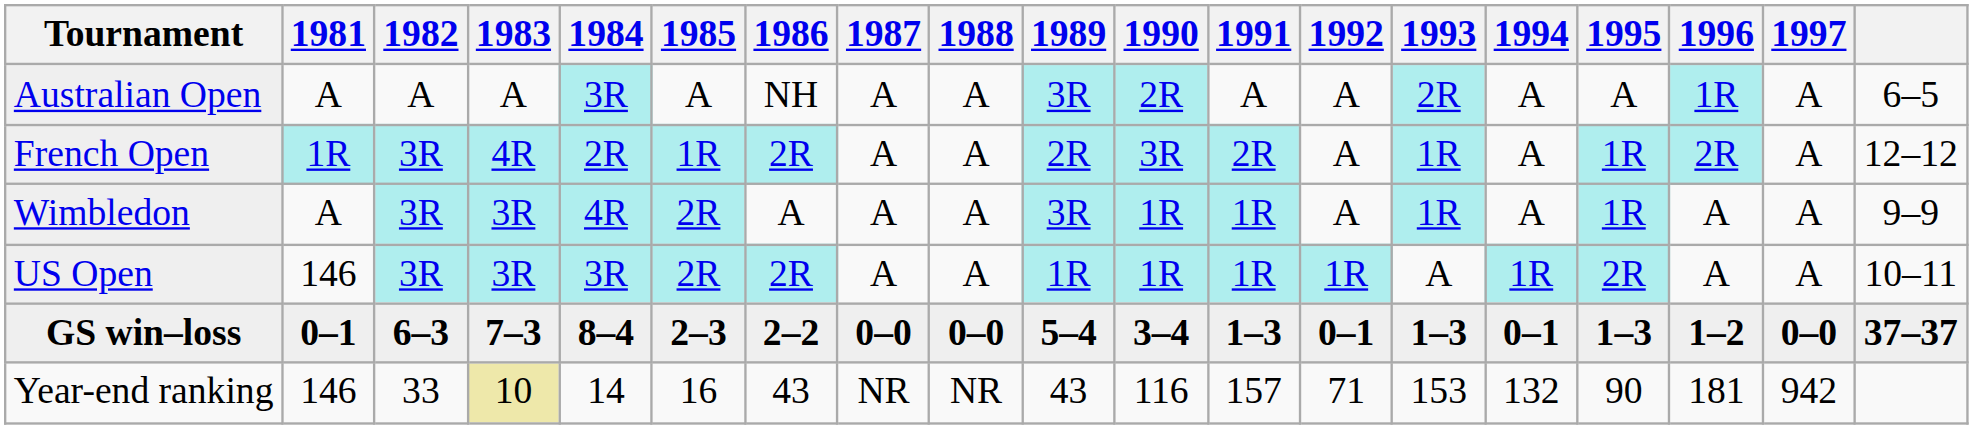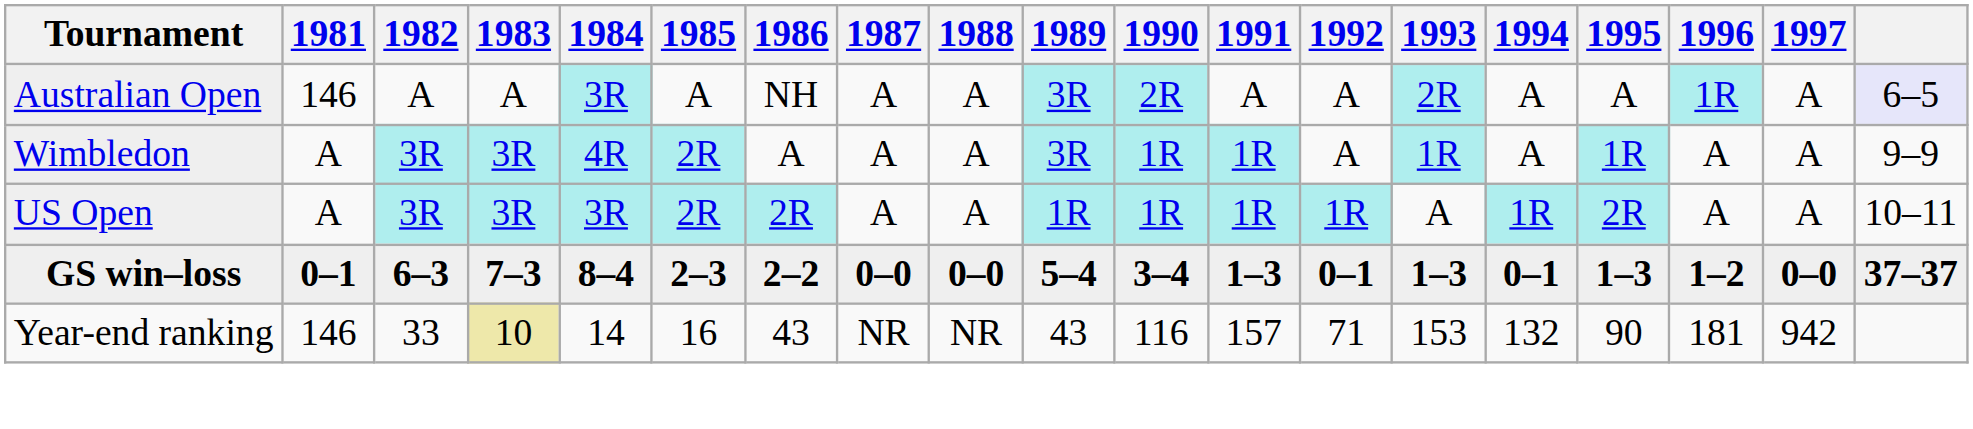(328, 93) A -> (328, 93) 146
(1911, 93) no background -> (1911, 93) lavender background
- row: (111, 153)
(328, 272) 146 -> (328, 213) A
